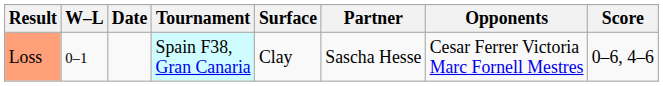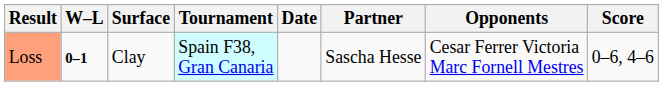columns swapped: (130, 18) <-> (288, 18)
(76, 57) normal -> (76, 56) bold
